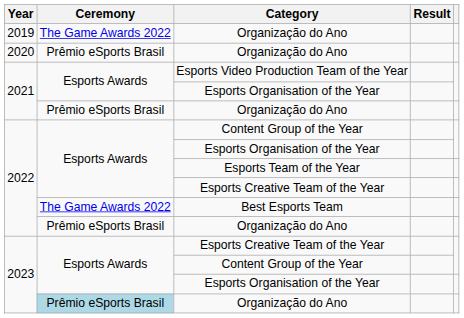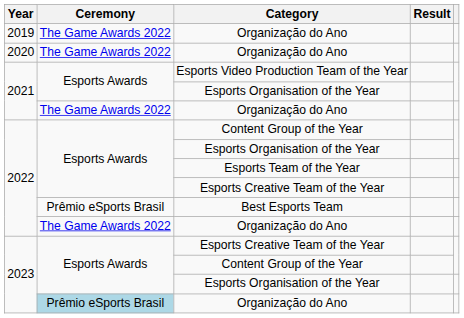(105, 52) Prêmio eSports Brasil -> (105, 52) The Game Awards 2022
(105, 110) Prêmio eSports Brasil -> (105, 110) The Game Awards 2022
(105, 206) The Game Awards 2022 -> (105, 206) Prêmio eSports Brasil
(105, 226) Prêmio eSports Brasil -> (105, 226) The Game Awards 2022
